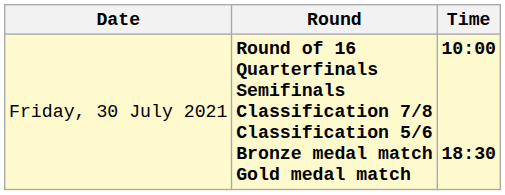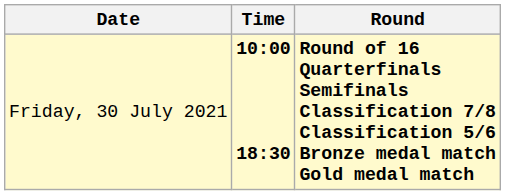columns swapped: (469, 20) <-> (334, 20)
